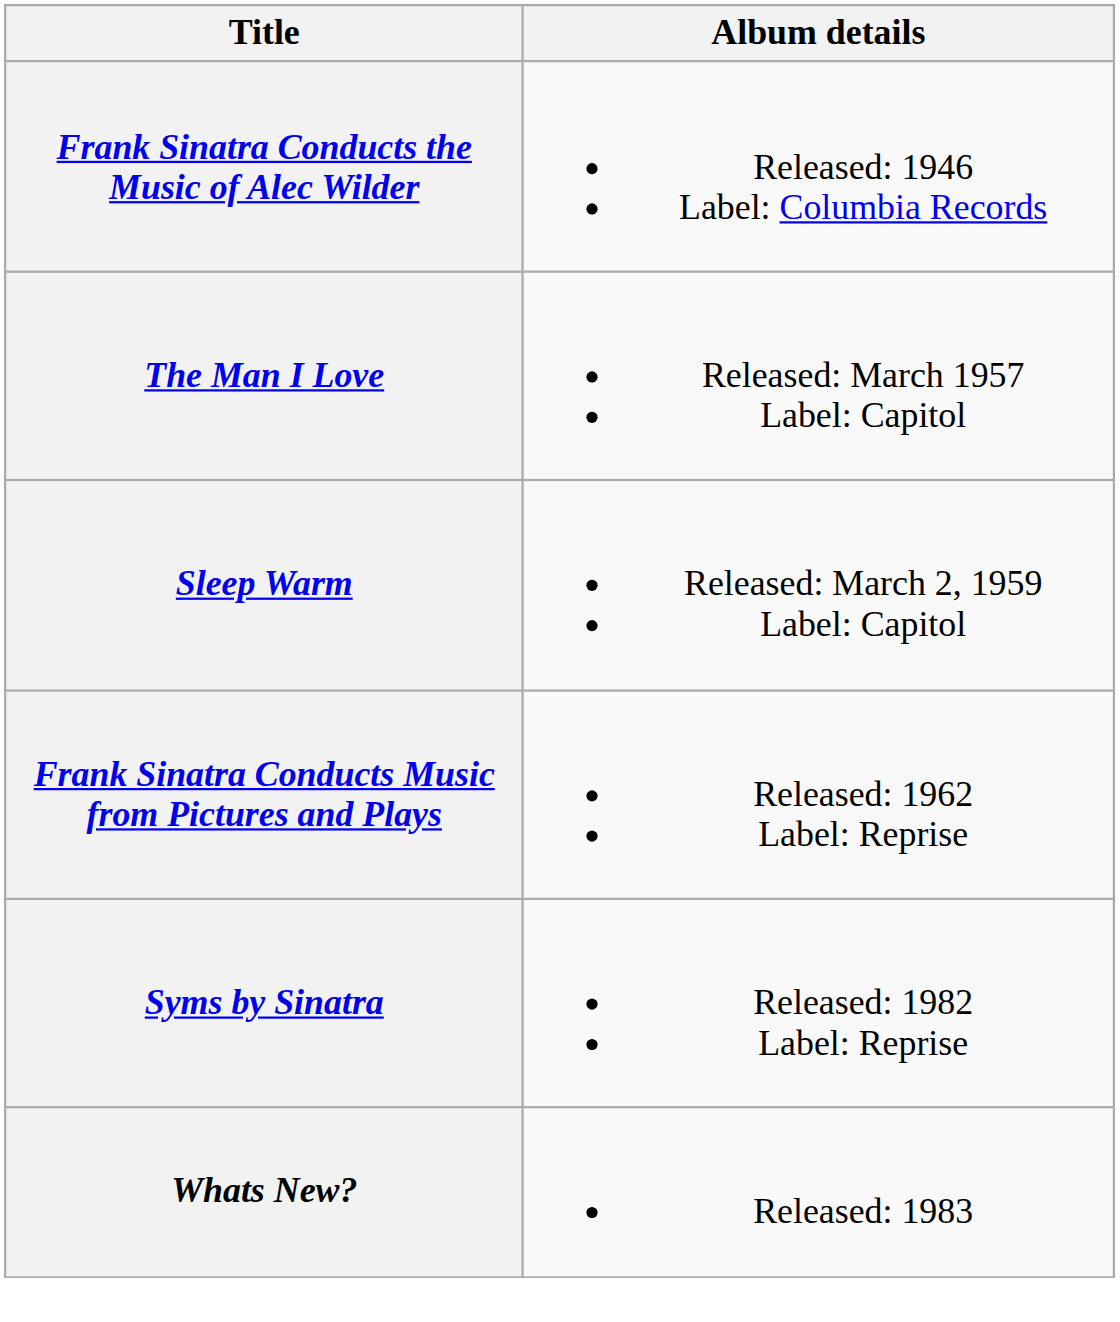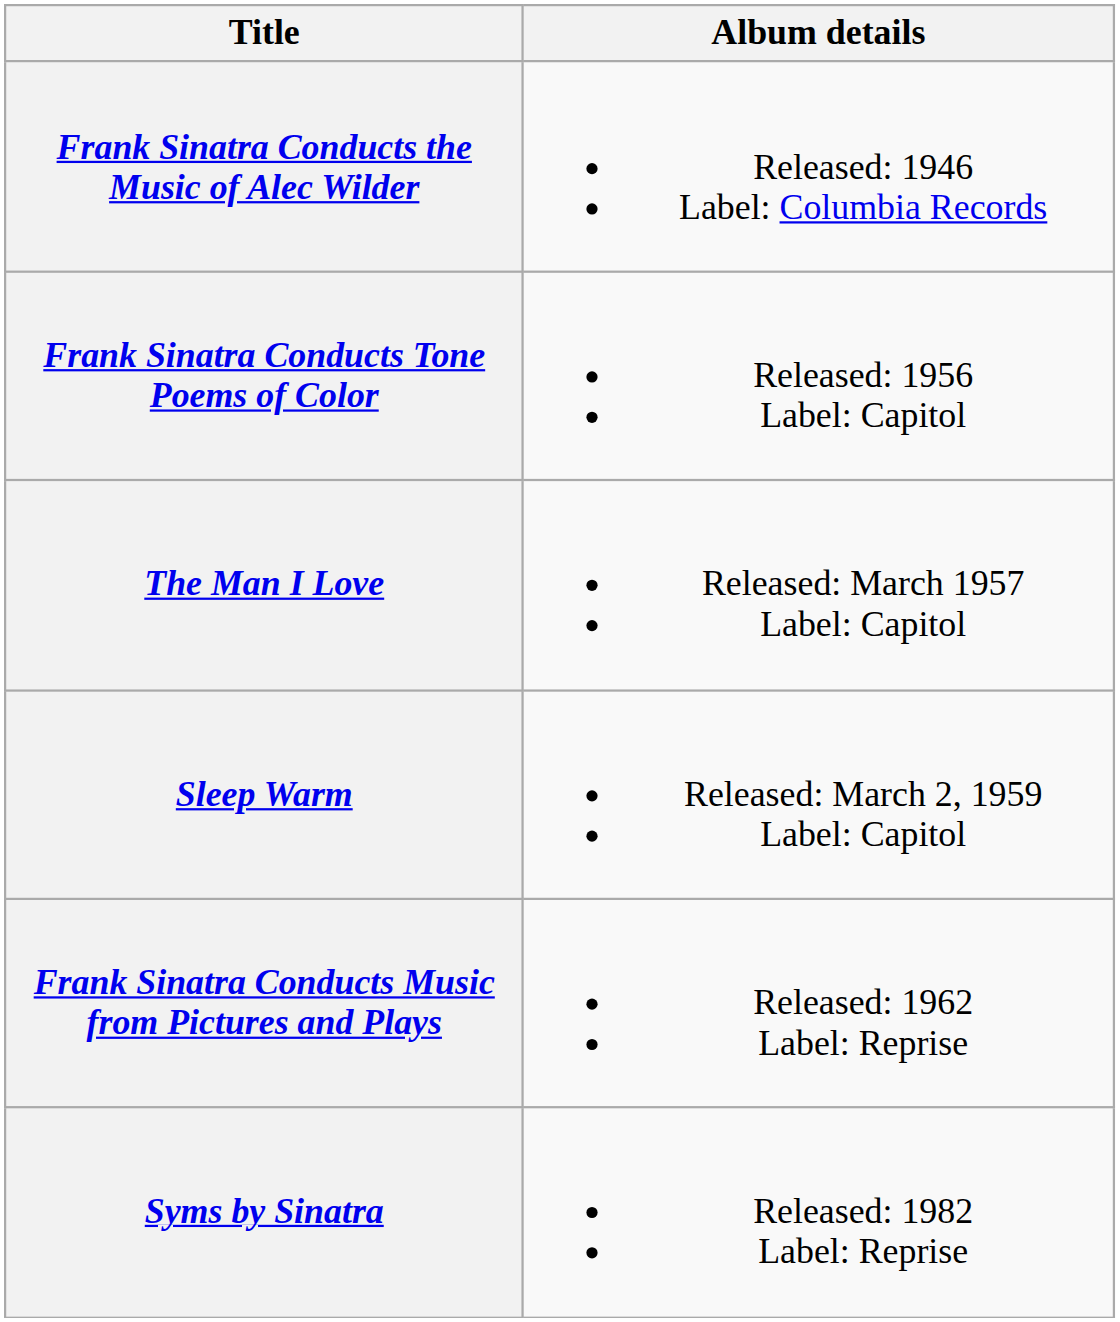+ row: (264, 375)
- row: (264, 1191)
